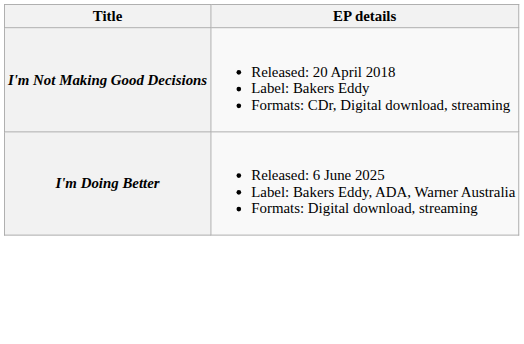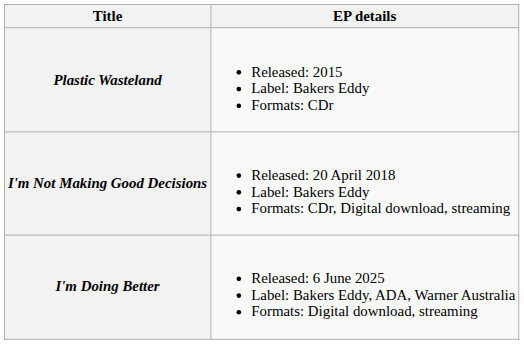+ row: (108, 79)
